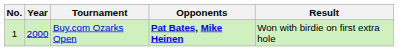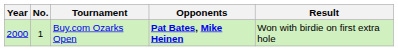columns swapped: (14, 12) <-> (38, 12)
